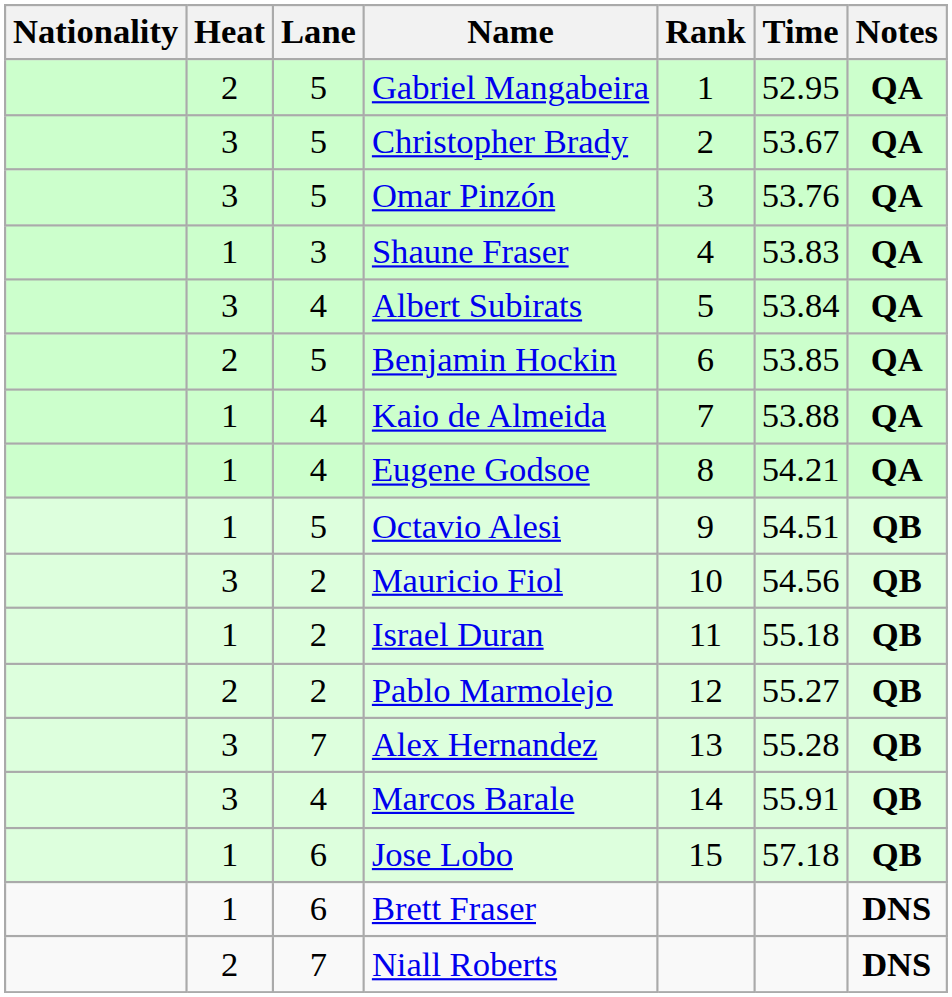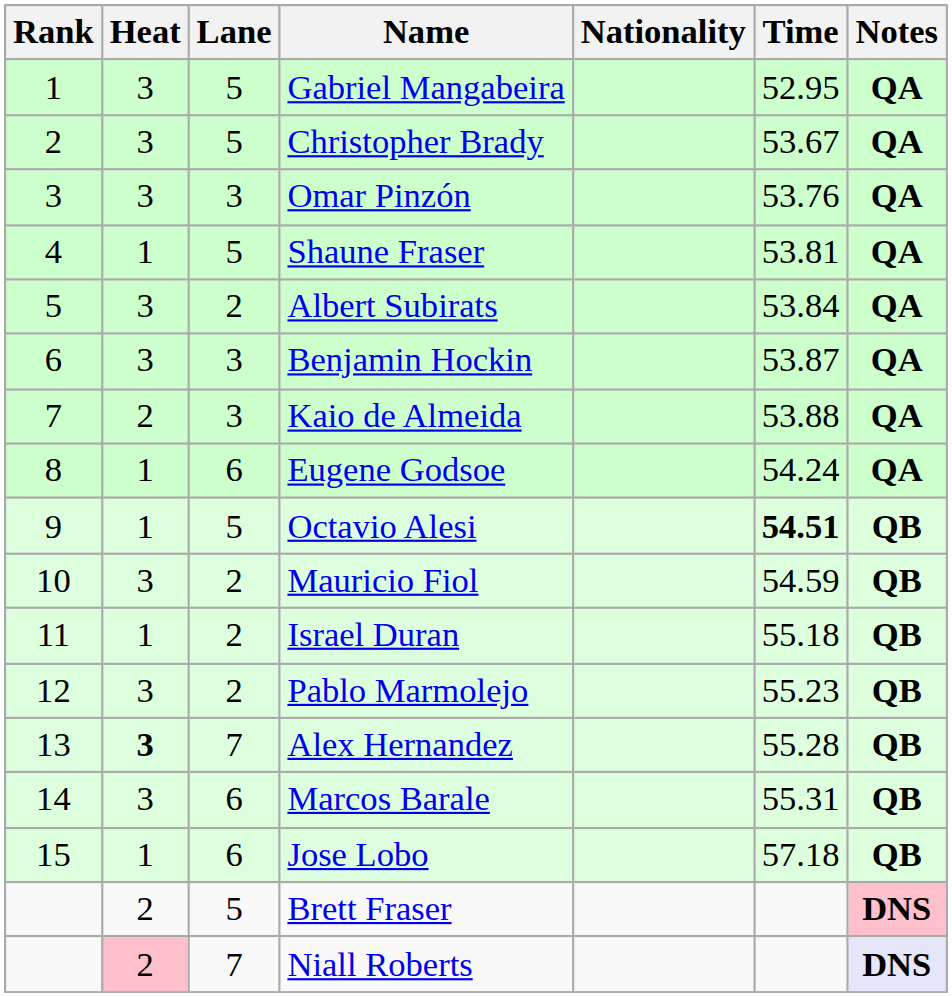columns swapped: (705, 31) <-> (96, 31)
(230, 86) 2 -> (145, 86) 3
(318, 196) 5 -> (234, 196) 3
(318, 251) 3 -> (234, 251) 5
(801, 251) 53.83 -> (801, 251) 53.81
(318, 305) 4 -> (234, 305) 2
(230, 360) 2 -> (145, 360) 3
(318, 360) 5 -> (234, 360) 3
(801, 360) 53.85 -> (801, 360) 53.87
(230, 415) 1 -> (145, 415) 2
(318, 415) 4 -> (234, 415) 3
(318, 470) 4 -> (234, 470) 6
(801, 470) 54.21 -> (801, 470) 54.24
(801, 525) normal -> (801, 525) bold
(801, 580) 54.56 -> (801, 580) 54.59
(230, 689) 2 -> (145, 689) 3
(801, 689) 55.27 -> (801, 689) 55.23
(230, 744) normal -> (145, 744) bold
(318, 799) 4 -> (234, 799) 6
(801, 799) 55.91 -> (801, 799) 55.31
(230, 908) 1 -> (145, 908) 2
(318, 908) 6 -> (234, 908) 5
(897, 908) no background -> (897, 908) pink background
(230, 963) no background -> (145, 963) pink background
(897, 963) no background -> (897, 963) lavender background
